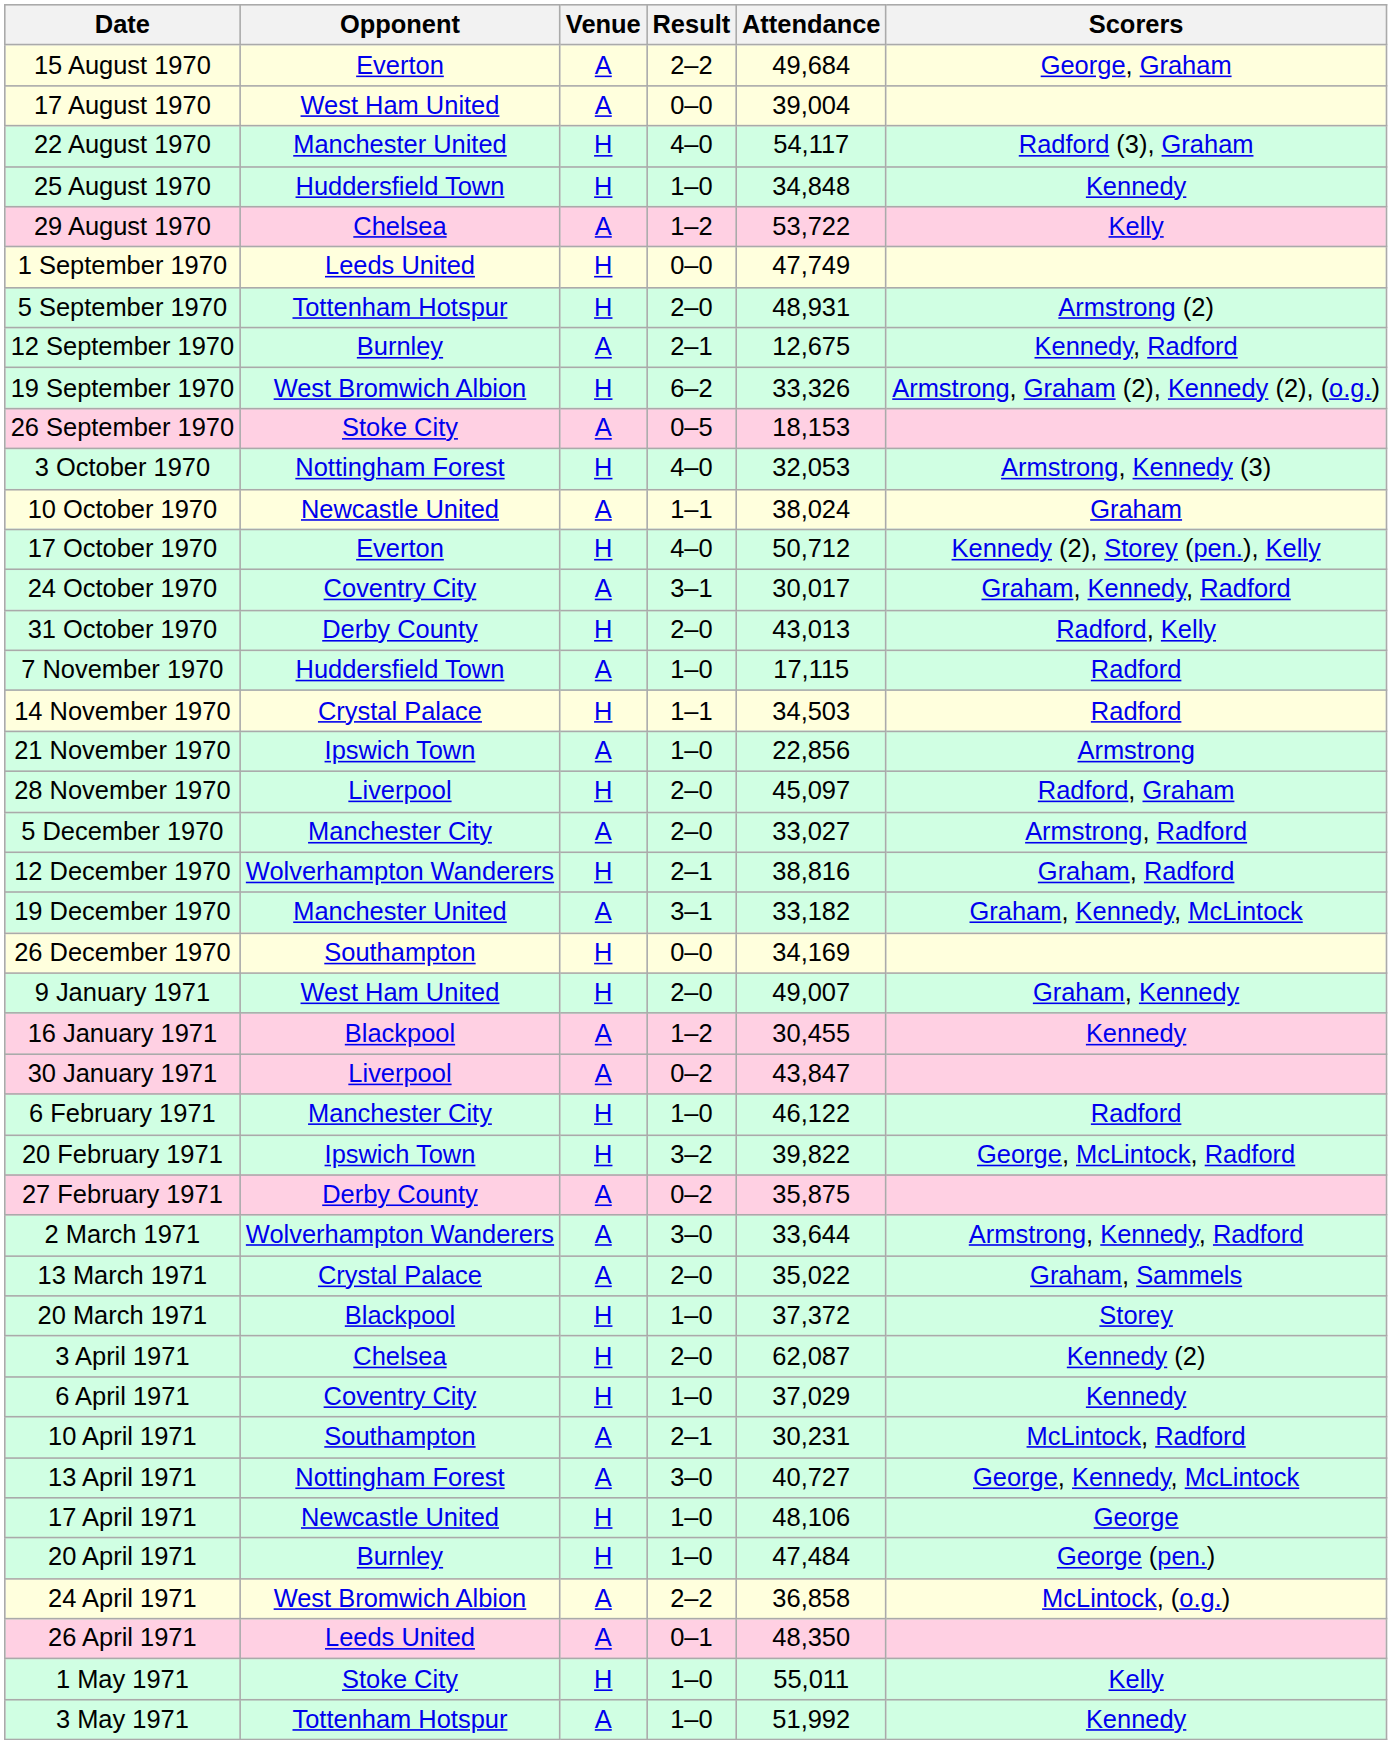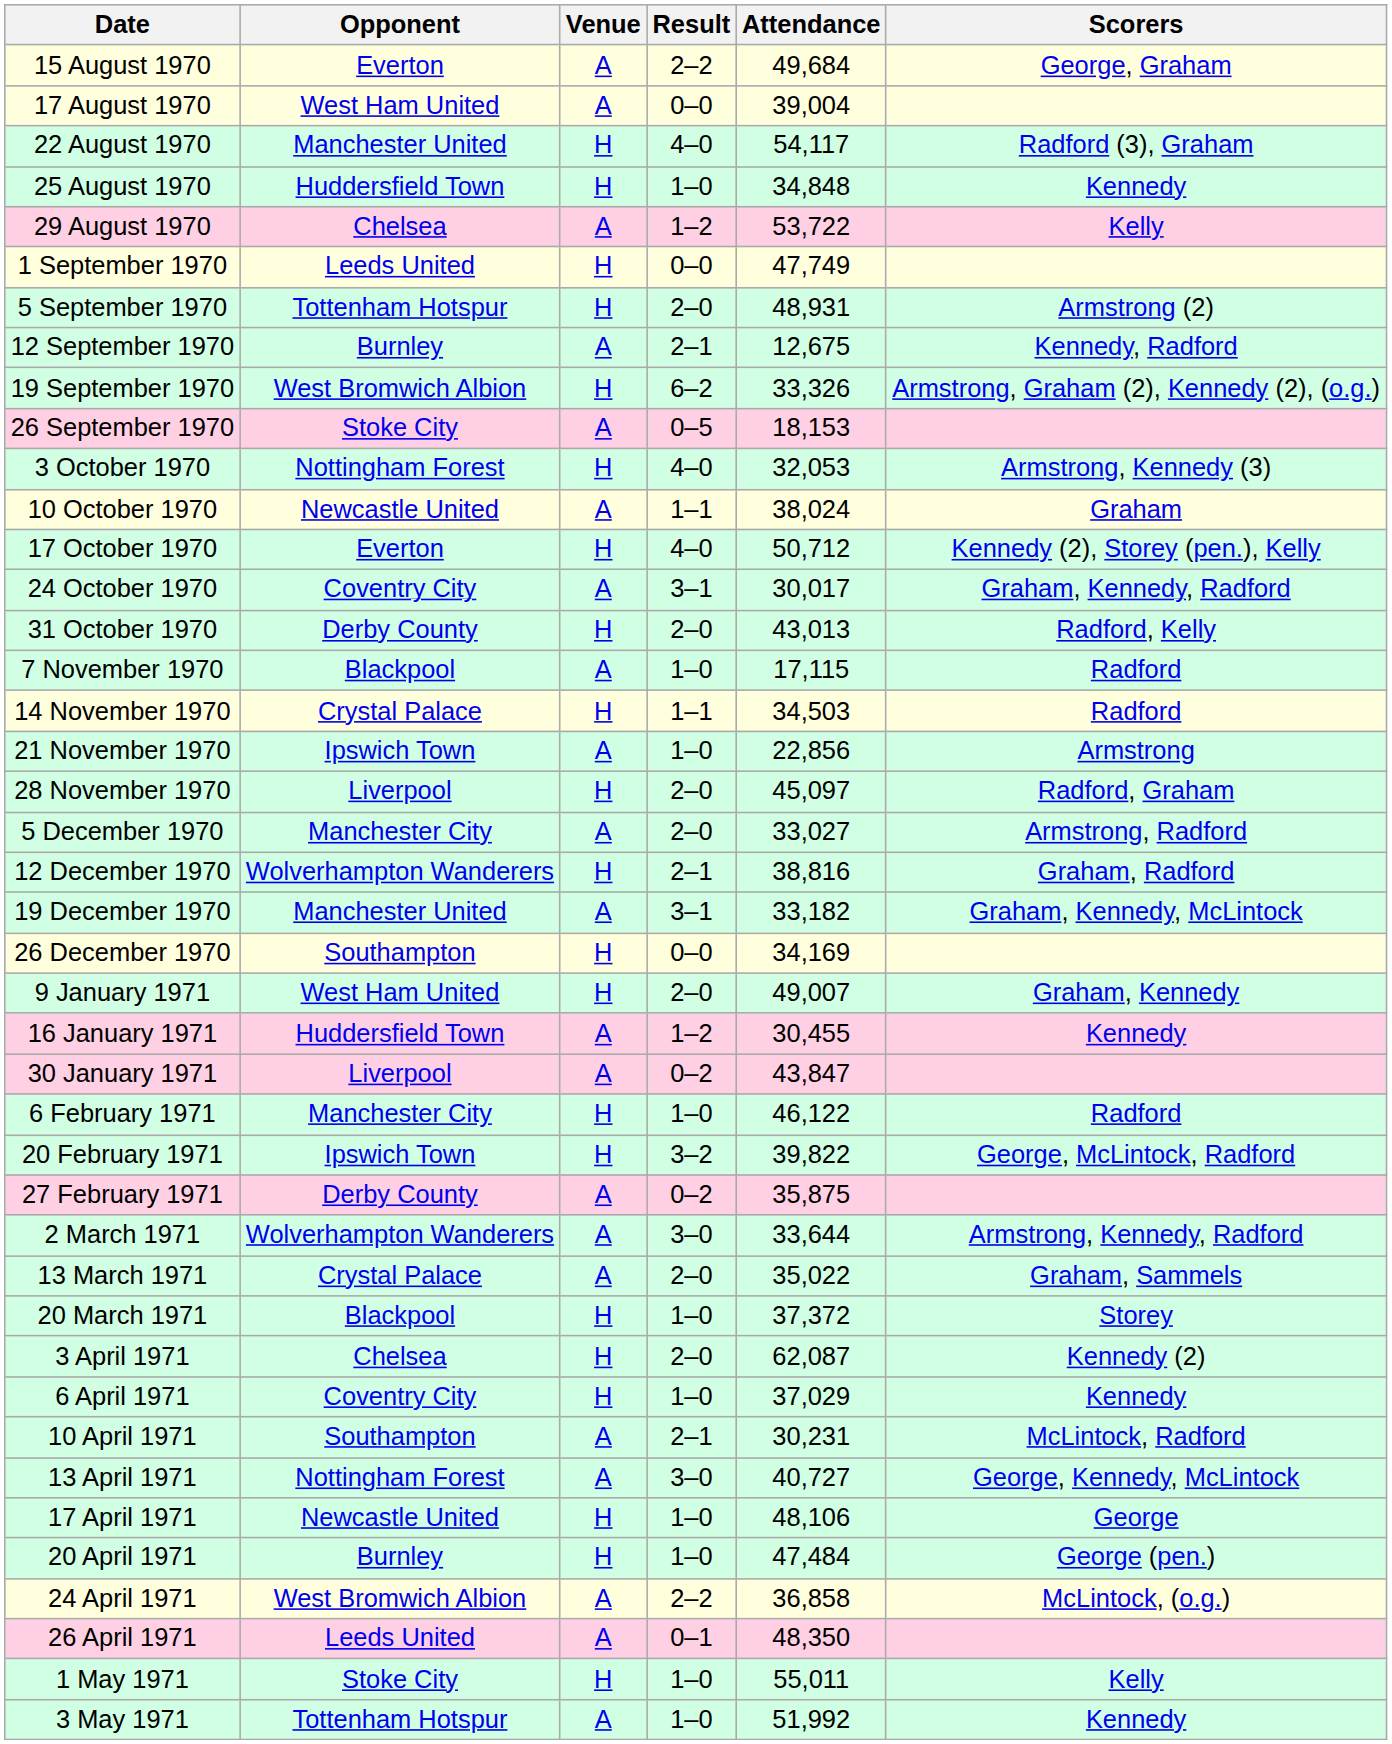(400, 670) Huddersfield Town -> (400, 670) Blackpool
(400, 1033) Blackpool -> (400, 1033) Huddersfield Town
